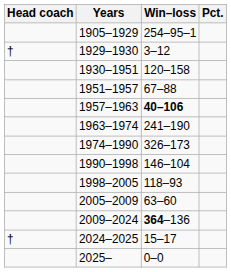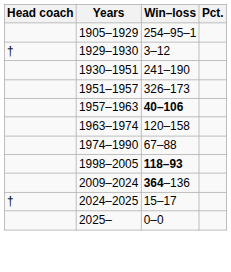(167, 70) 120–158 -> (167, 70) 241–190
(160, 88) 67–88 -> (167, 88) 326–173
(167, 126) 241–190 -> (167, 126) 120–158
(167, 145) 326–173 -> (160, 145) 67–88
- row: (109, 164)
(163, 182) normal -> (163, 164) bold
- row: (109, 201)
